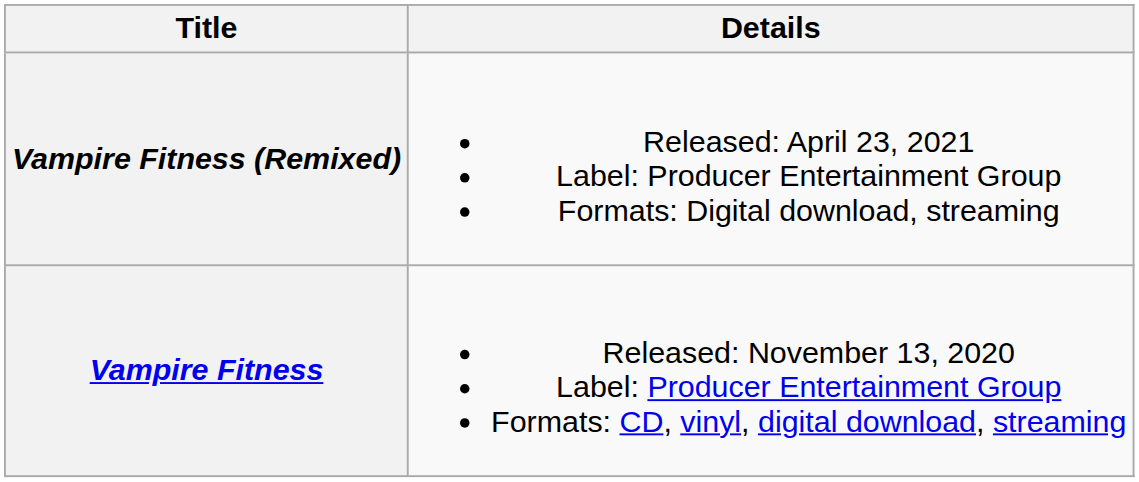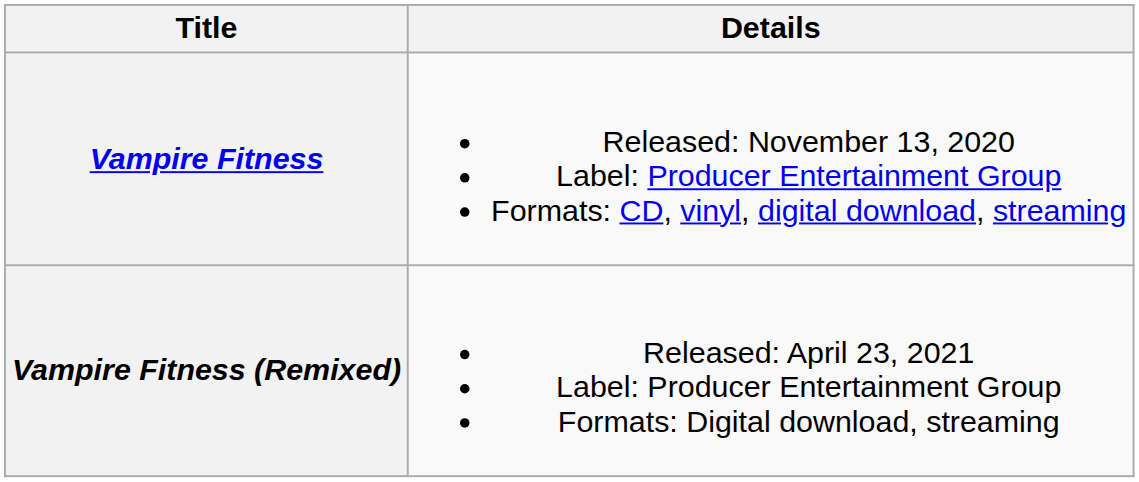rows swapped: (207, 370) <-> (207, 158)
